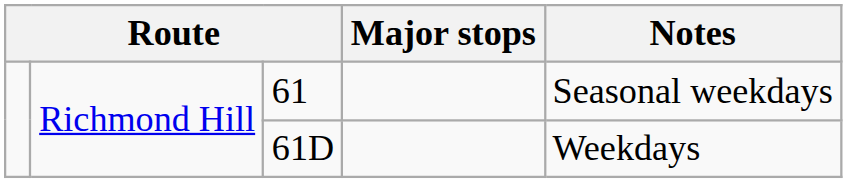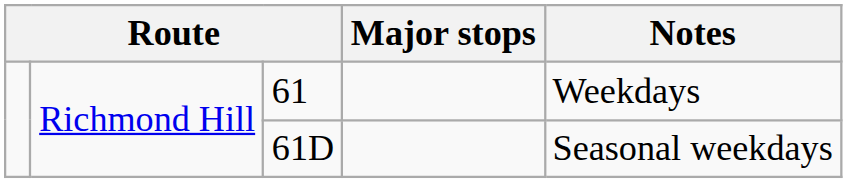(693, 90) Seasonal weekdays -> (626, 90) Weekdays
(626, 147) Weekdays -> (693, 147) Seasonal weekdays
